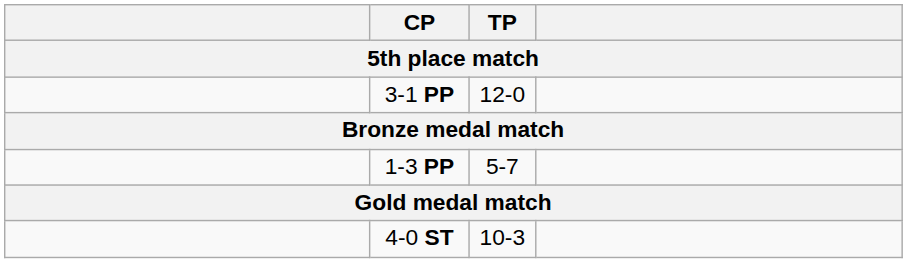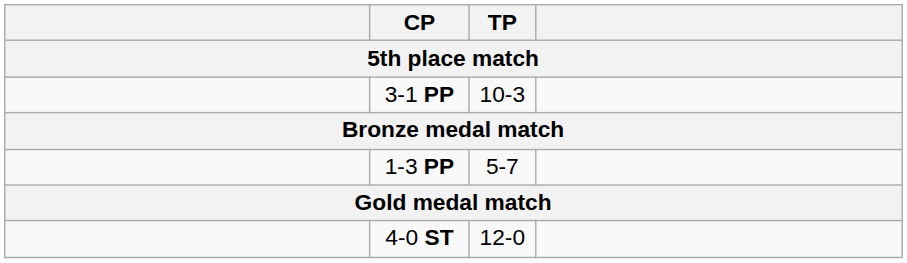(502, 94) 12-0 -> (502, 94) 10-3
(502, 238) 10-3 -> (502, 238) 12-0
